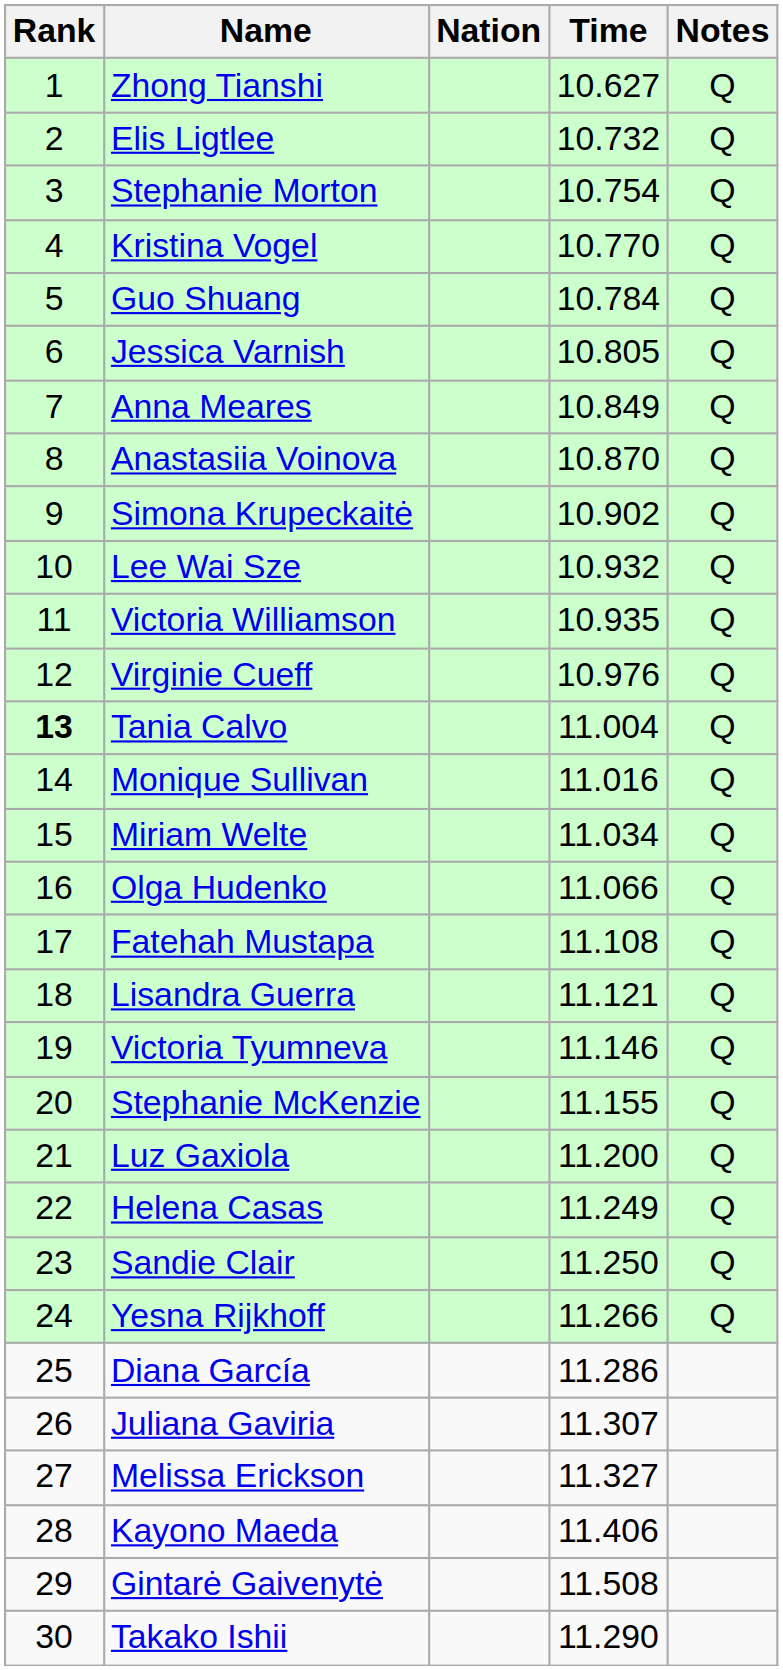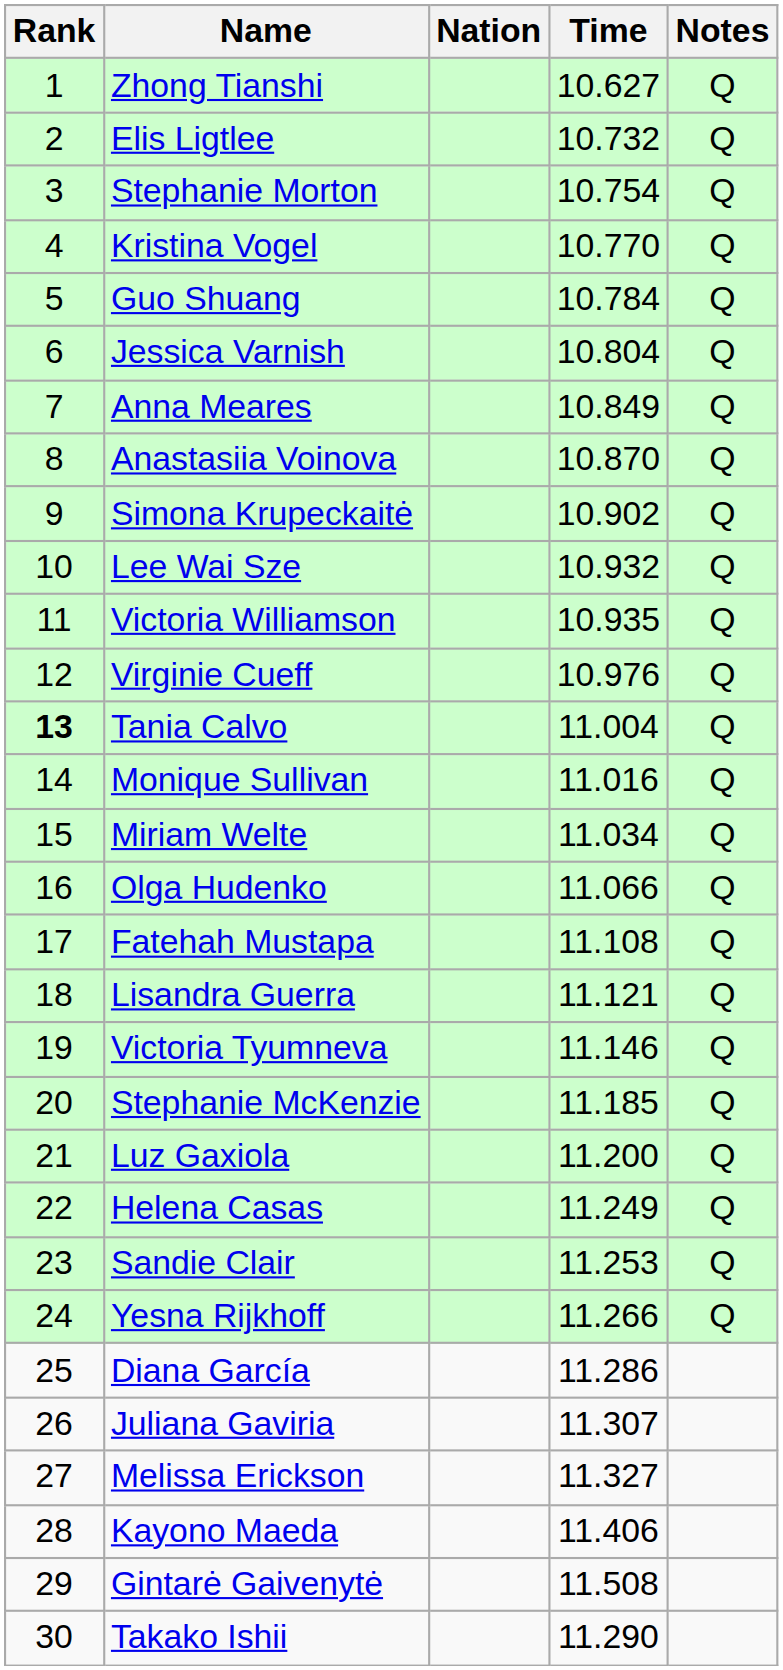(608, 352) 10.805 -> (608, 352) 10.804
(608, 1102) 11.155 -> (608, 1102) 11.185
(608, 1262) 11.250 -> (608, 1262) 11.253
